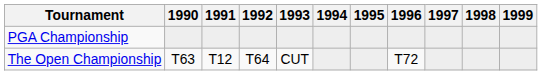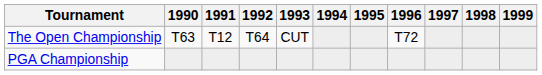rows swapped: (84, 59) <-> (68, 37)
